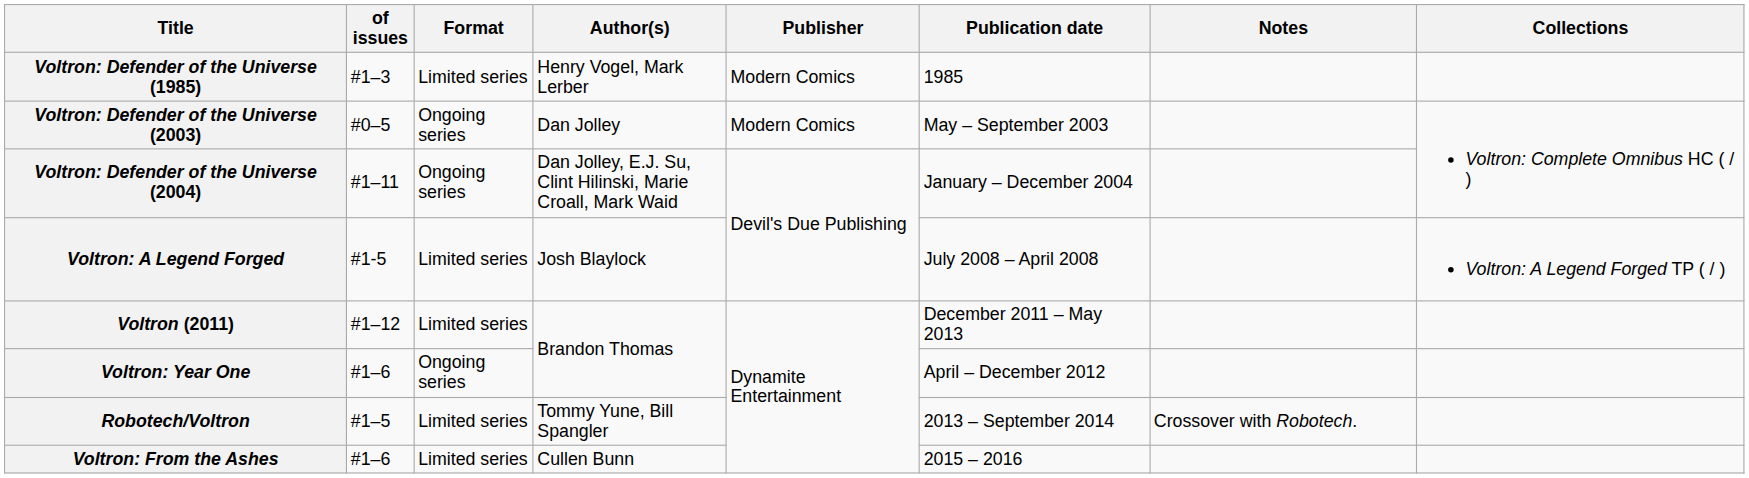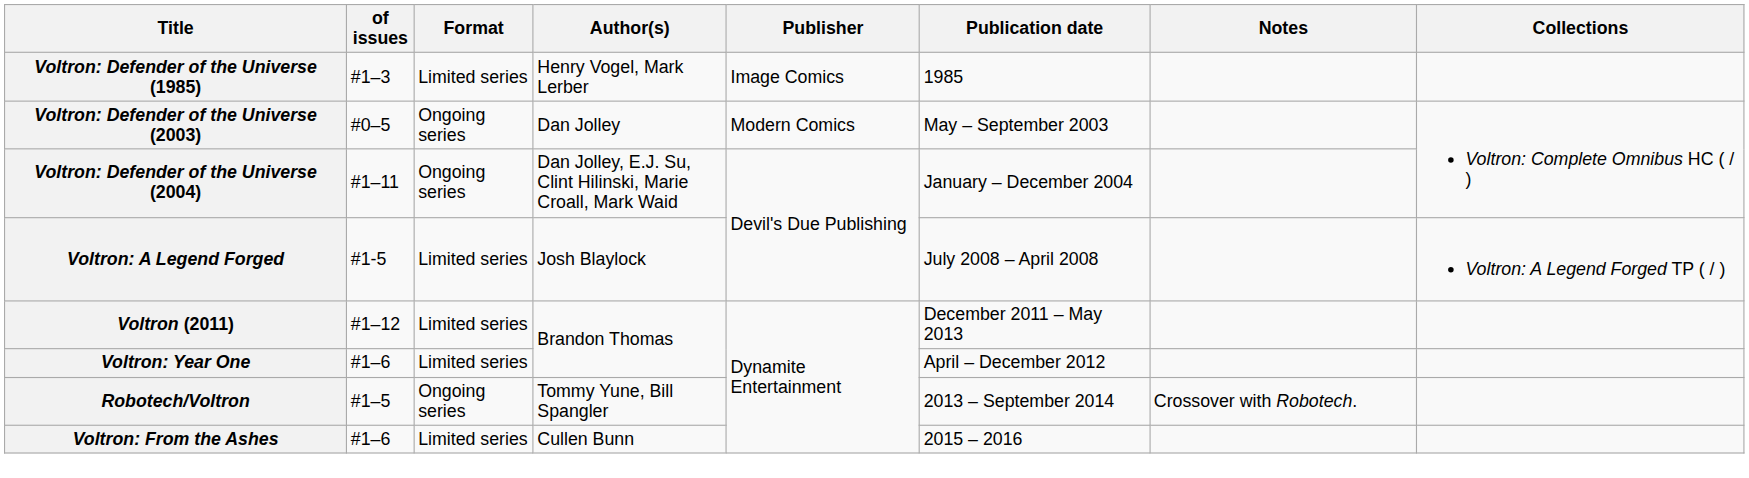(793, 76) Modern Comics -> (787, 76) Image Comics
(452, 372) Ongoing series -> (473, 362) Limited series
(473, 421) Limited series -> (452, 401) Ongoing series
